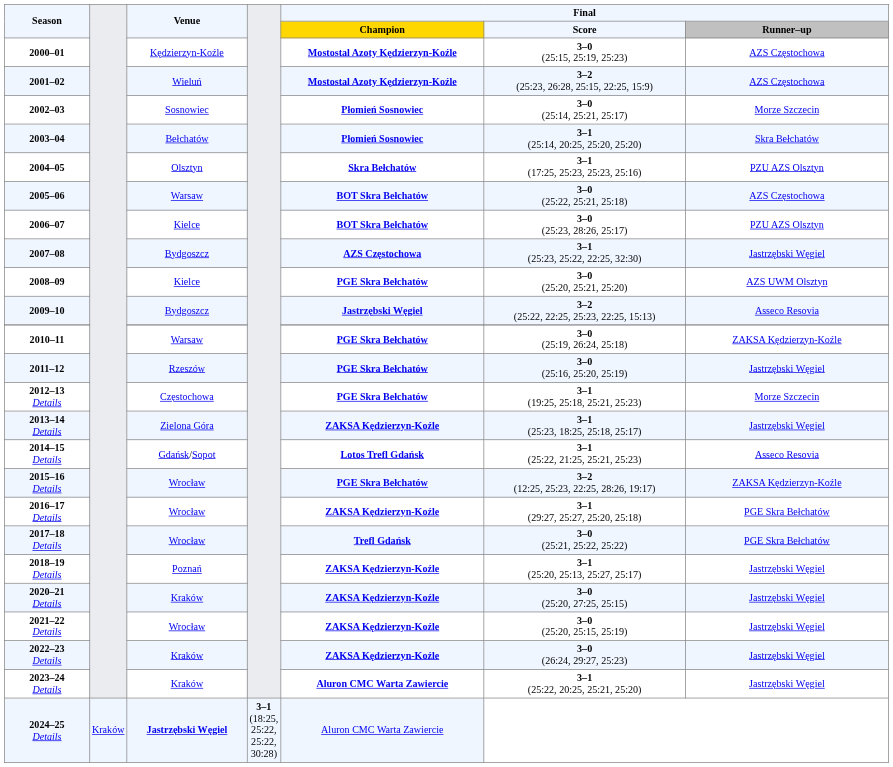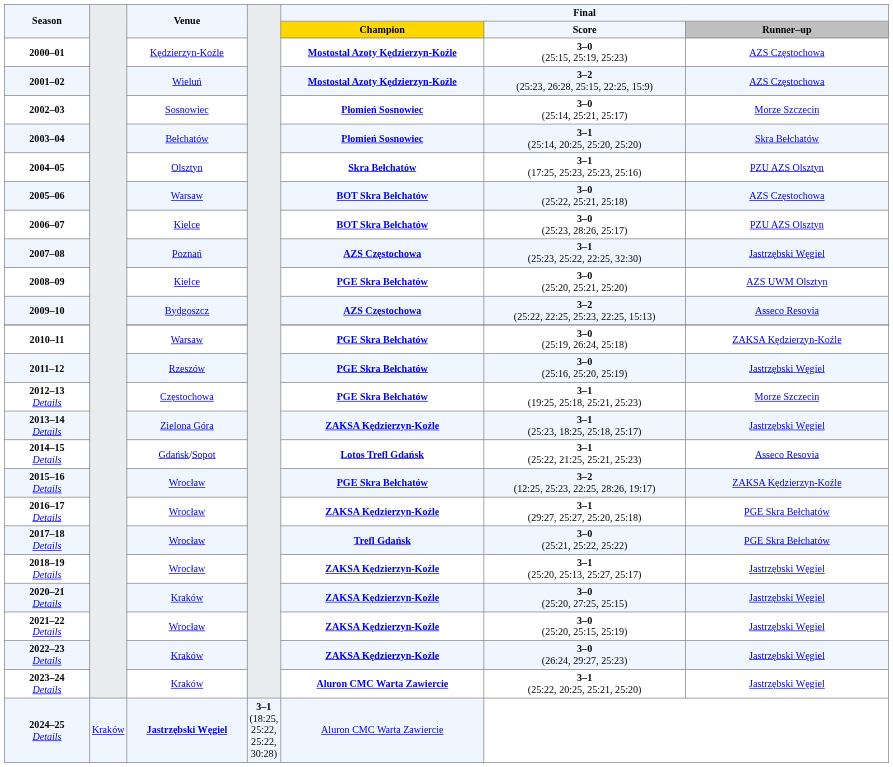(187, 253) Bydgoszcz -> (187, 253) Poznań
(382, 310) Jastrzębski Węgiel -> (382, 310) AZS Częstochowa
(187, 569) Poznań -> (187, 569) Wrocław
